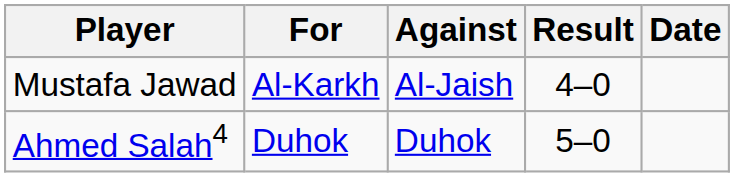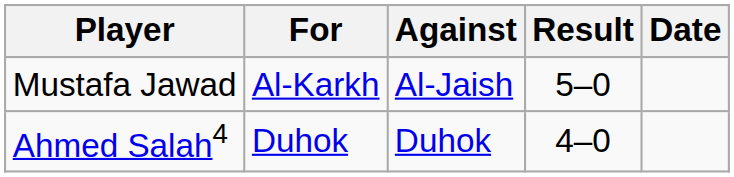(583, 83) 4–0 -> (583, 83) 5–0
(583, 140) 5–0 -> (583, 140) 4–0
